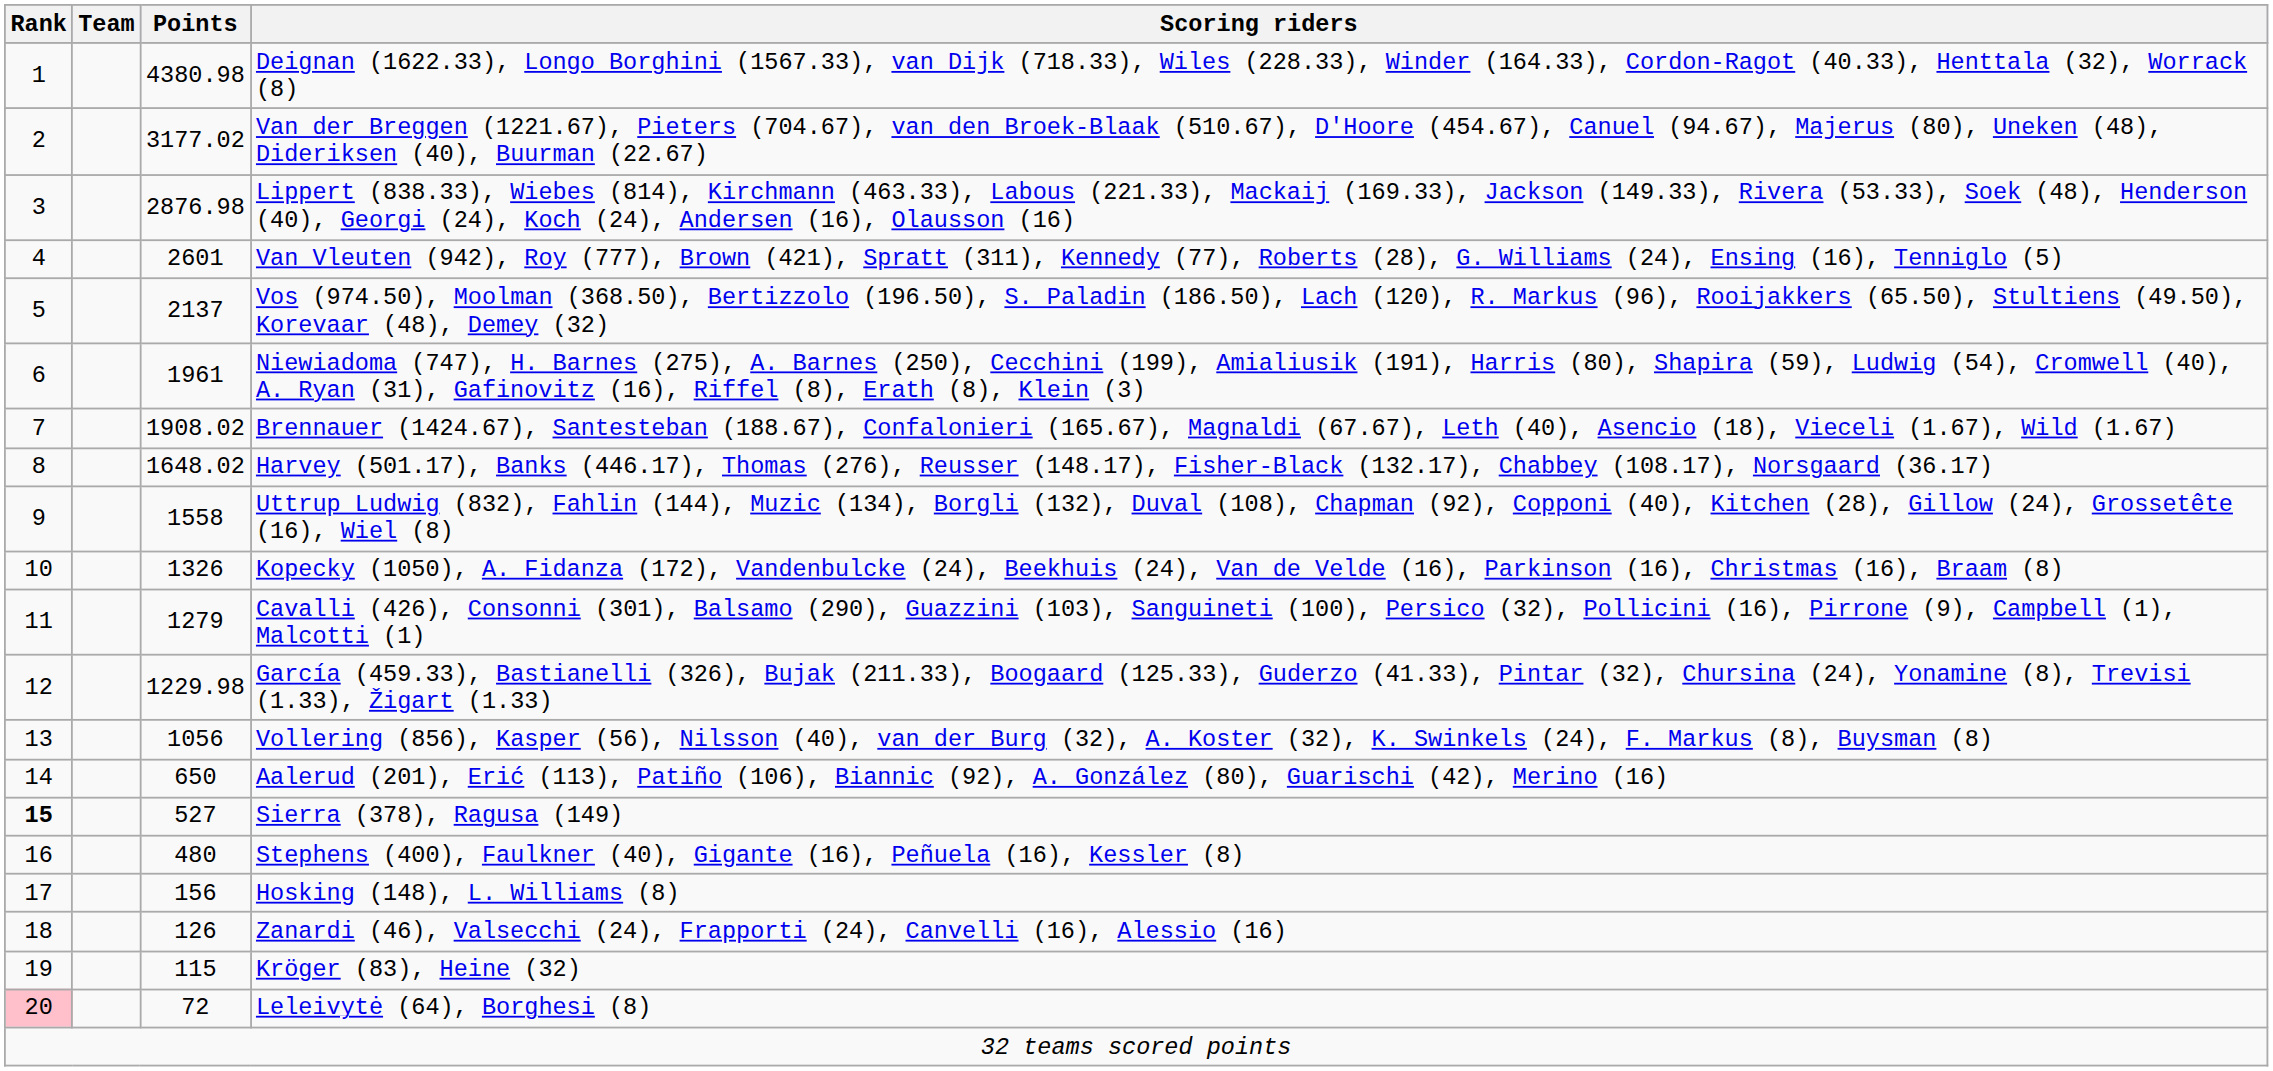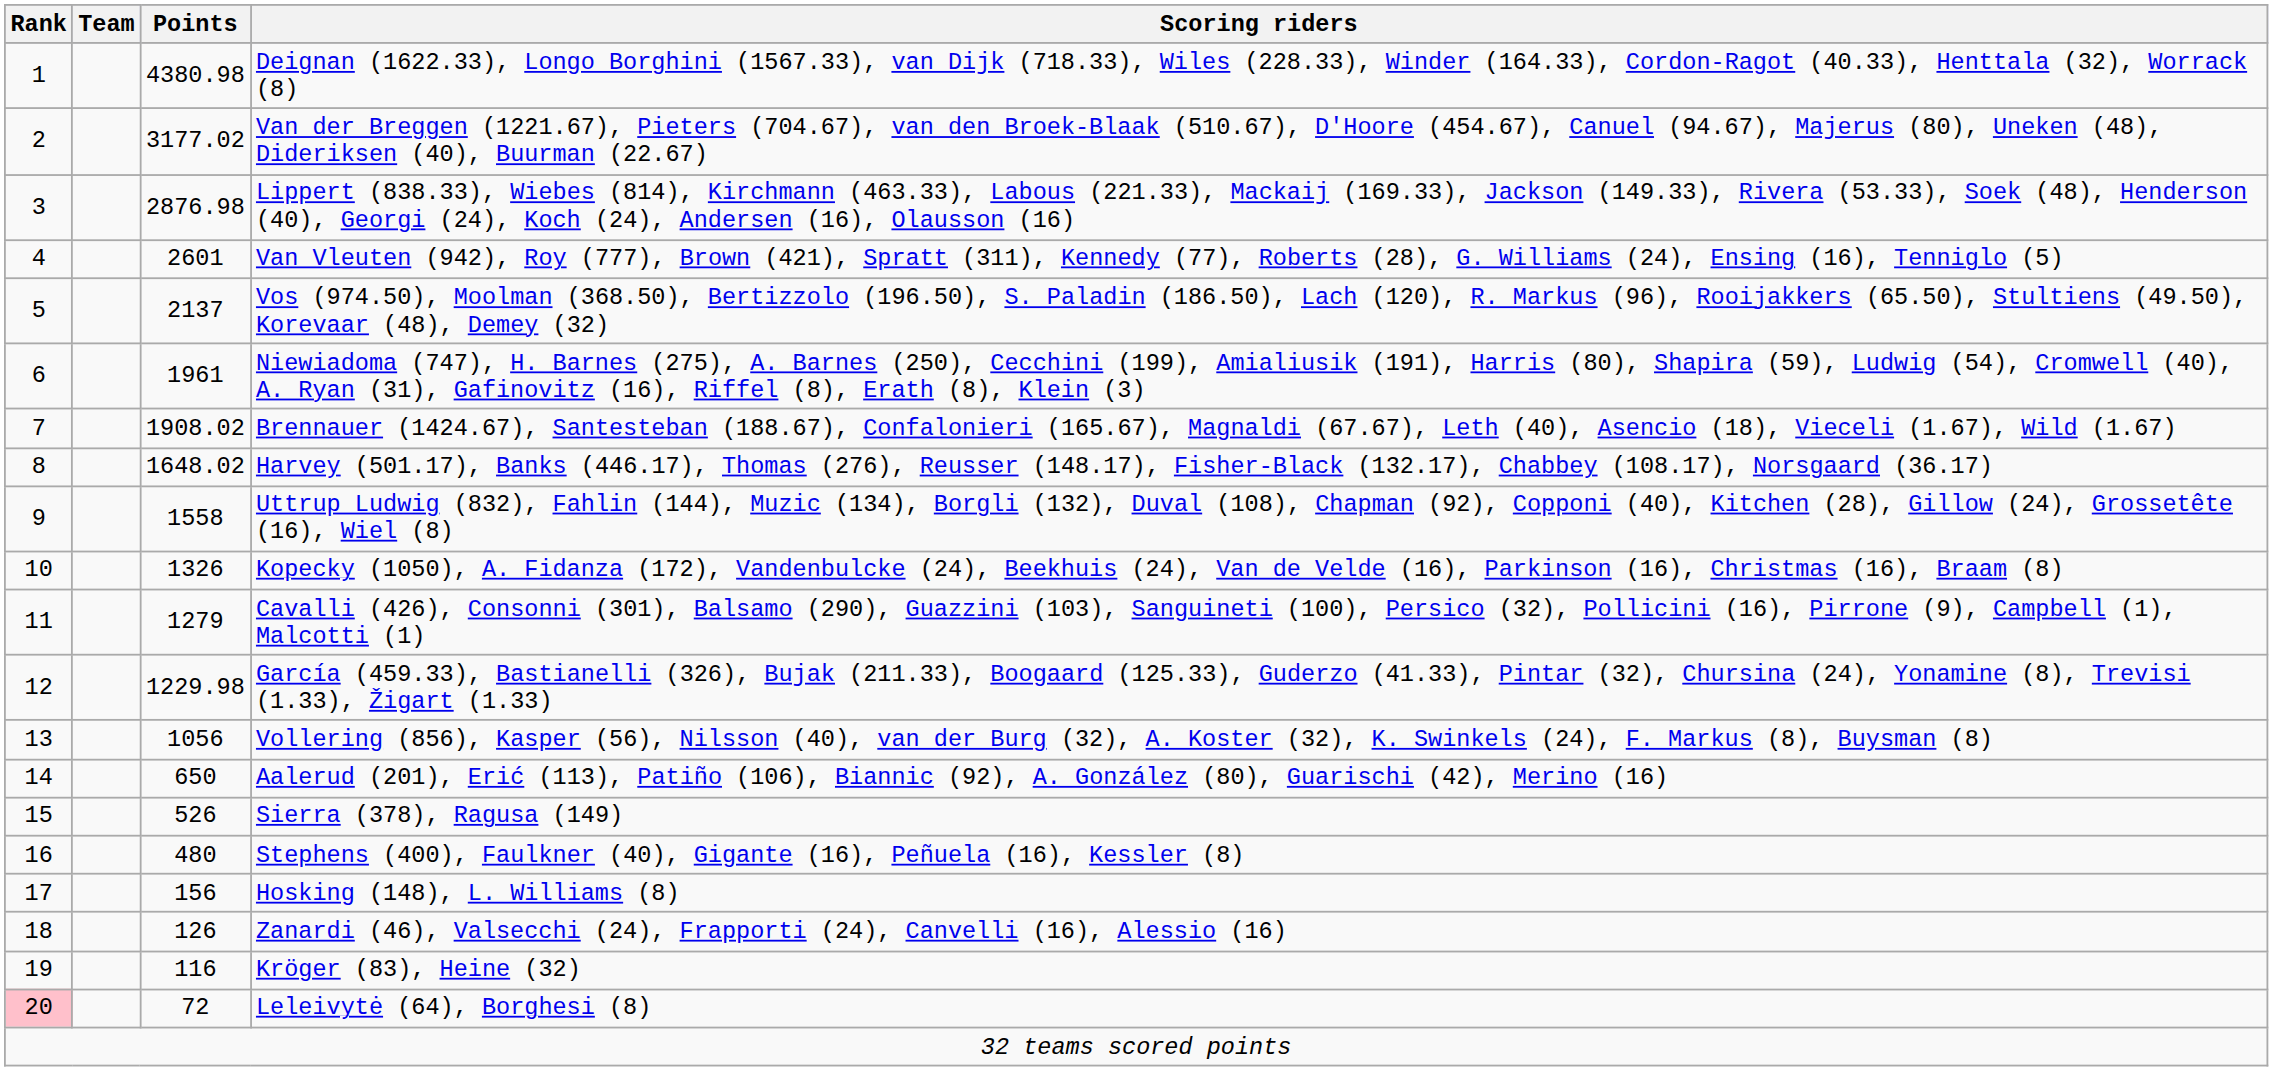(39, 817) bold -> (39, 817) normal
(195, 817) 527 -> (195, 817) 526
(195, 970) 115 -> (195, 970) 116
